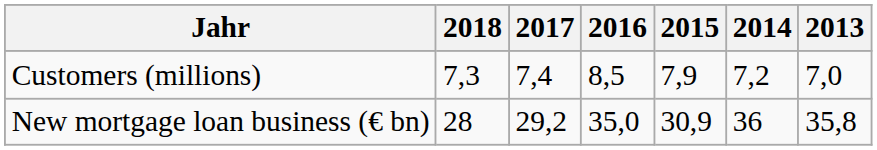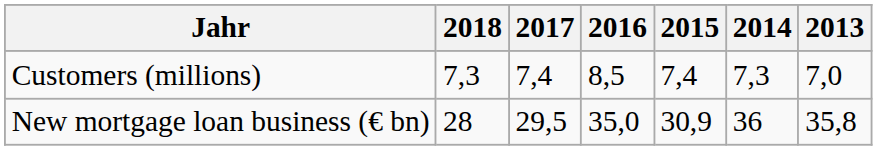(679, 74) 7,9 -> (679, 74) 7,4
(751, 74) 7,2 -> (751, 74) 7,3
(541, 121) 29,2 -> (541, 121) 29,5
